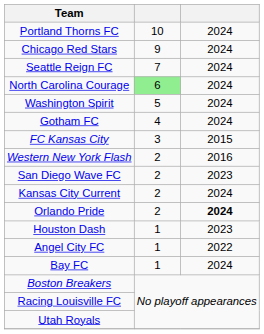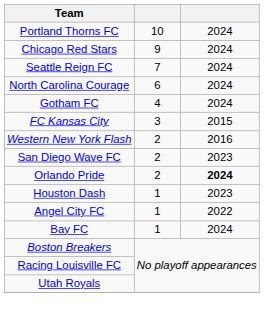(157, 85) lightgreen background -> (157, 85) no background
- row: (69, 103)
- row: (69, 193)
